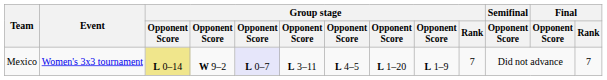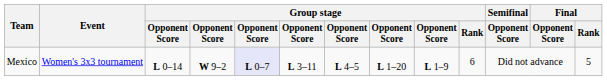(168, 67) khaki background -> (168, 67) no background
(472, 61) 7 -> (472, 61) 6
(588, 61) 7 -> (588, 61) 5
